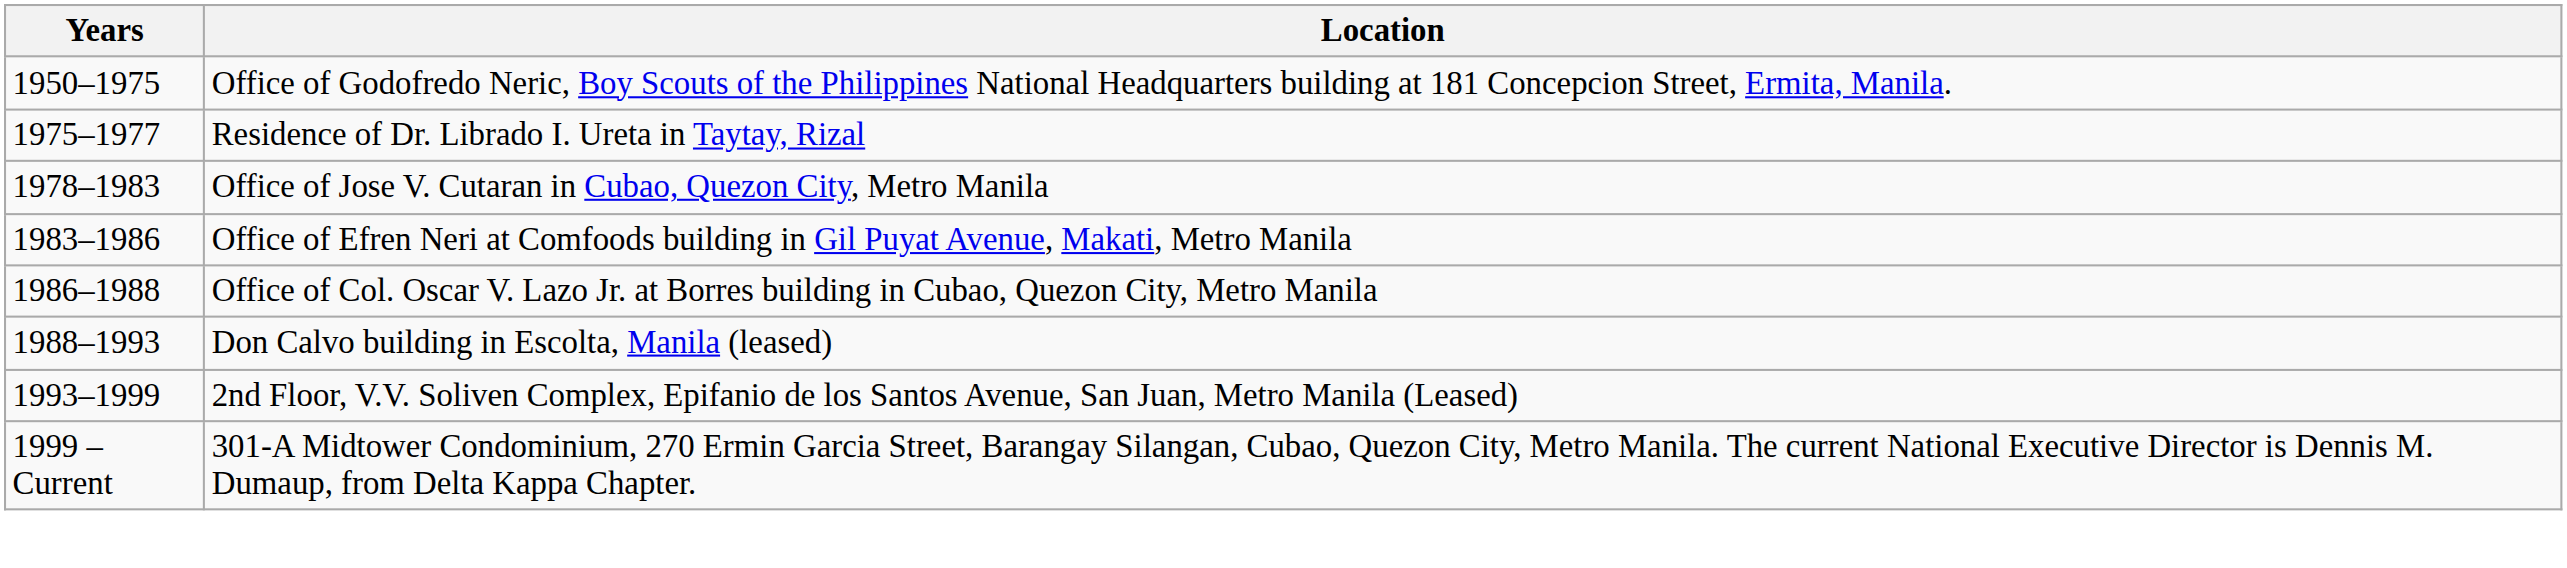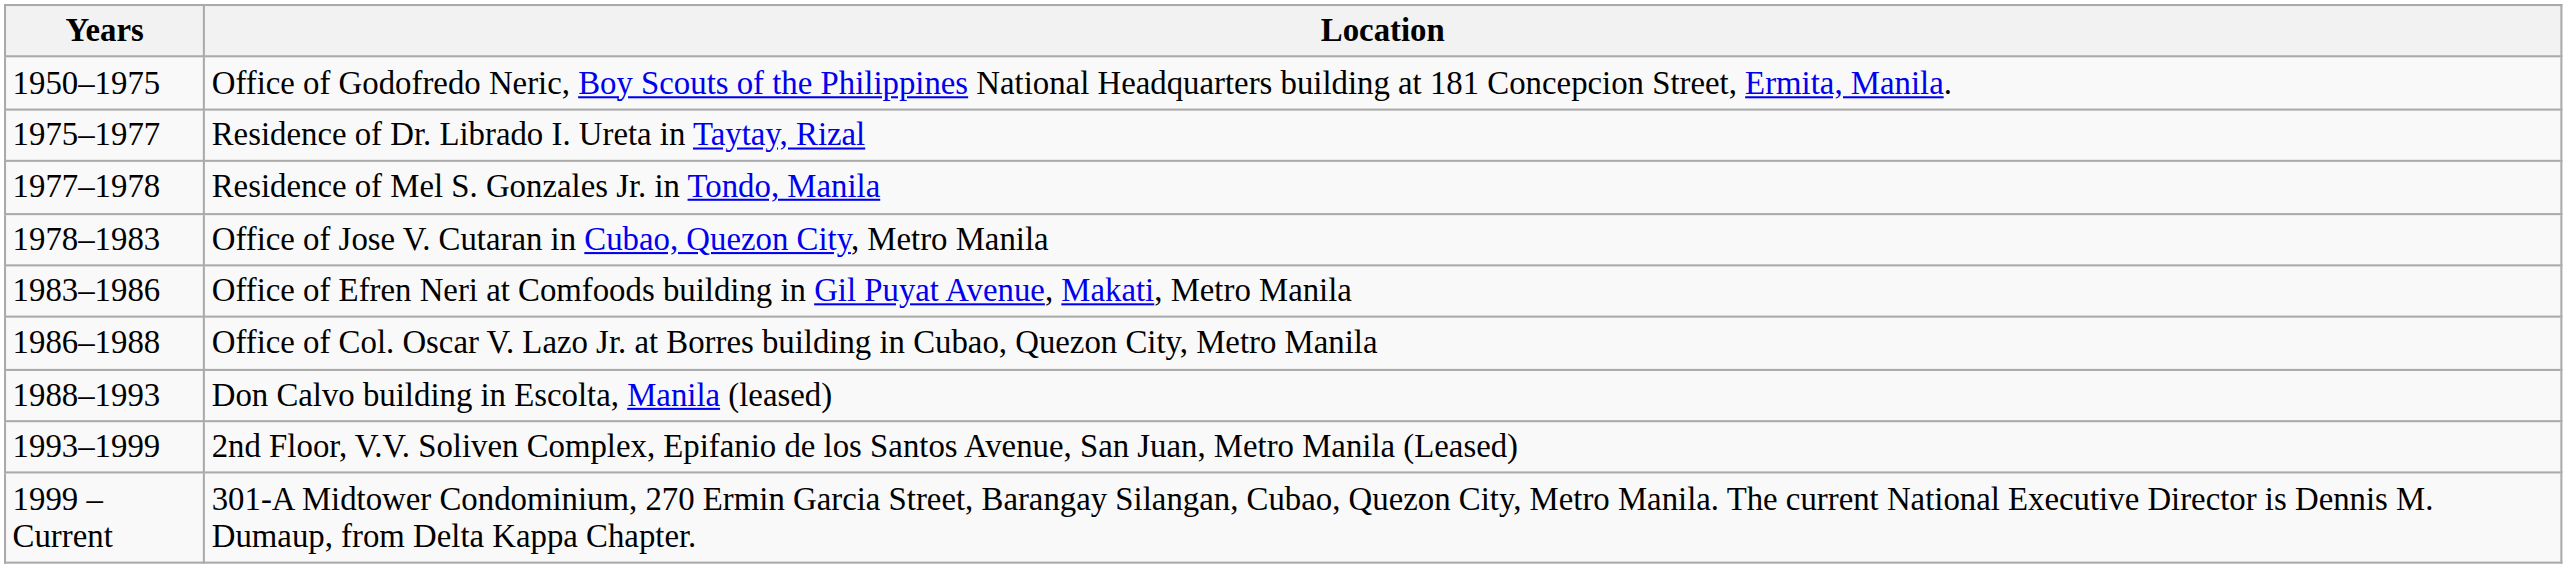+ row: (546, 186)
